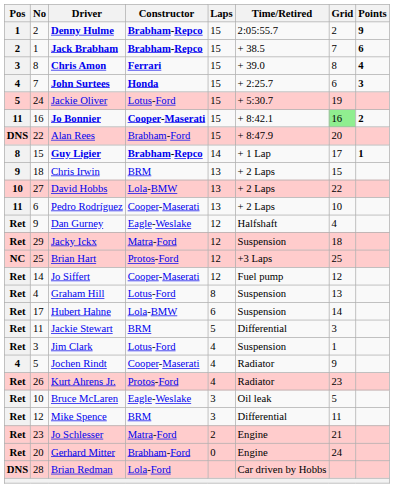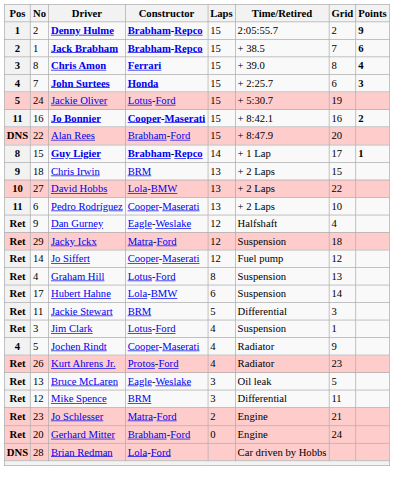(337, 118) lightgreen background -> (337, 118) no background
- row: (74, 259)
(38, 399) 10 -> (38, 381) 13
